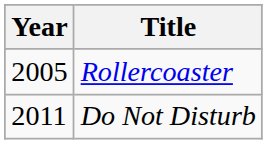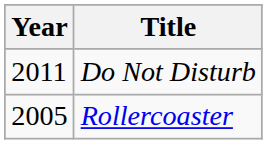rows swapped: (157, 71) <-> (168, 116)
